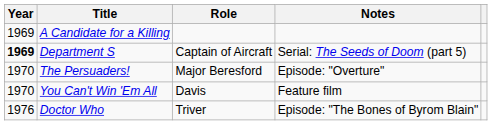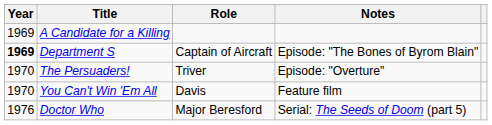(372, 52) Serial: The Seeds of Doom (part 5) -> (378, 52) Episode: "The Bones of Byrom Blain"
(219, 71) Major Beresford -> (191, 71) Triver
(191, 110) Triver -> (219, 110) Major Beresford
(378, 110) Episode: "The Bones of Byrom Blain" -> (372, 110) Serial: The Seeds of Doom (part 5)
